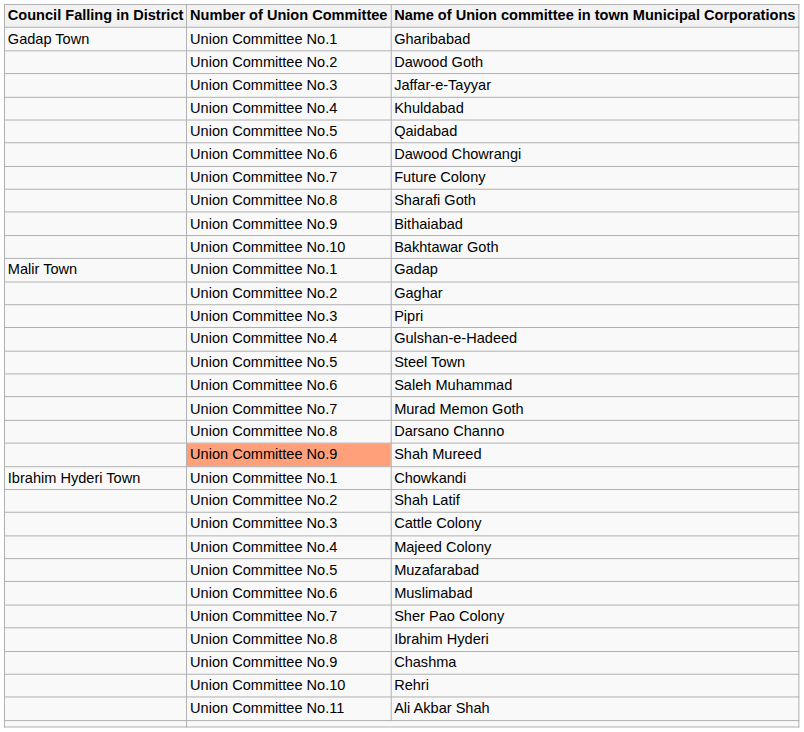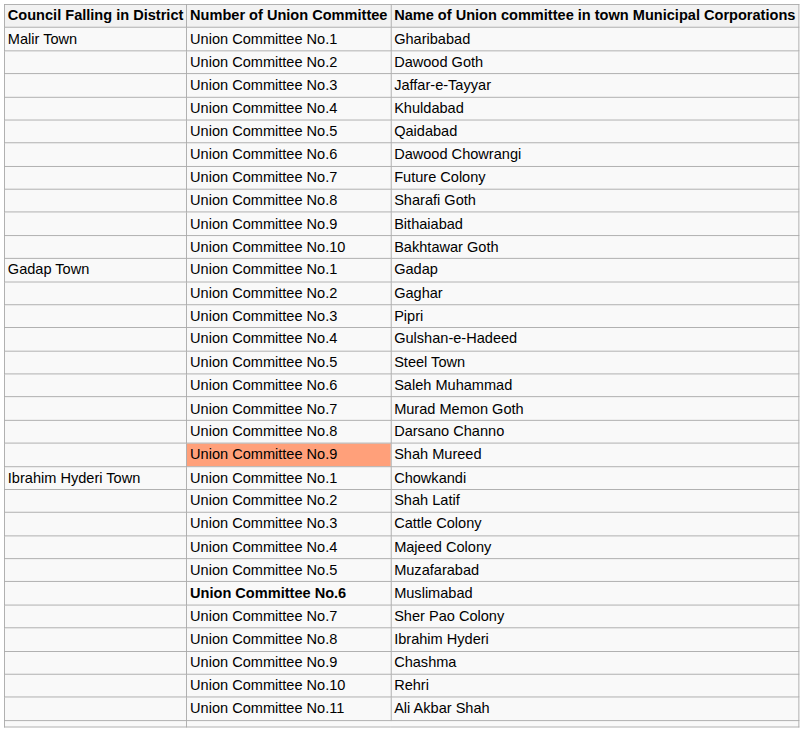(49, 39) Gadap Town -> (42, 39) Malir Town
(42, 270) Malir Town -> (49, 270) Gadap Town
(264, 593) normal -> (268, 593) bold
